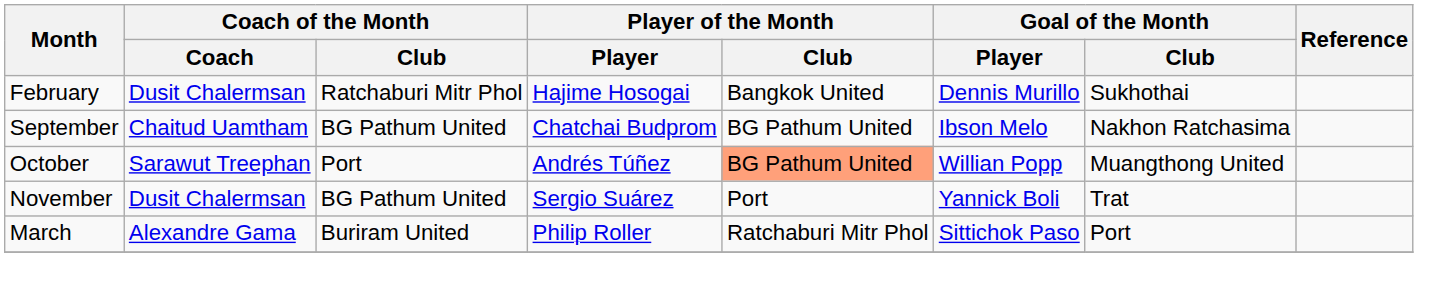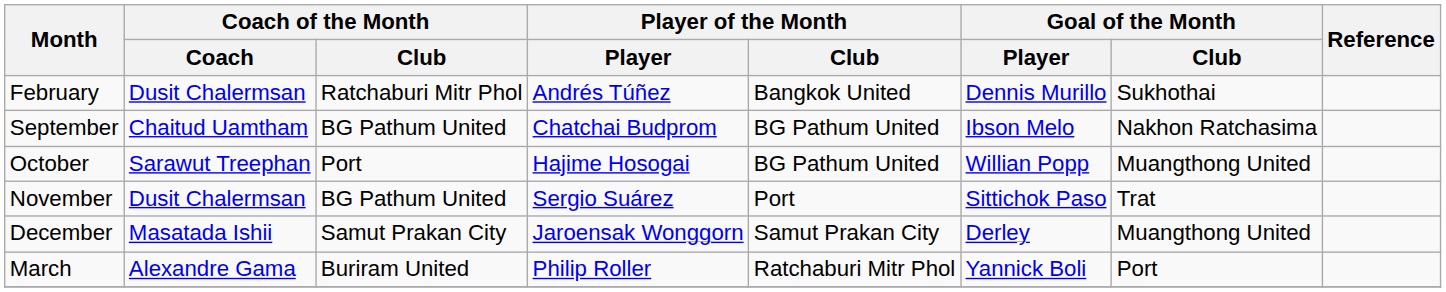(611, 92) Hajime Hosogai -> (602, 92) Andrés Túñez
(602, 163) Andrés Túñez -> (611, 163) Hajime Hosogai
(820, 163) lightsalmon background -> (847, 163) no background
(999, 198) Yannick Boli -> (1036, 198) Sittichok Paso
+ row: (61, 233)
(1009, 233) Sittichok Paso -> (1026, 269) Yannick Boli
